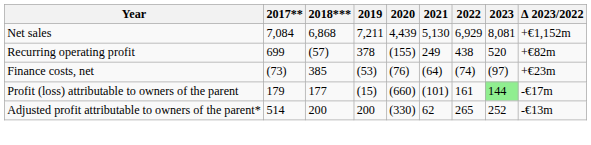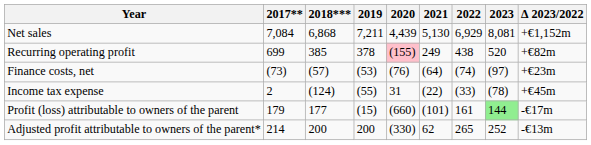(319, 52) (57) -> (318, 52) 385
(402, 52) no background -> (402, 52) pink background
(318, 71) 385 -> (319, 71) (57)
+ row: (55, 91)
(276, 110) 514 -> (276, 129) 214
